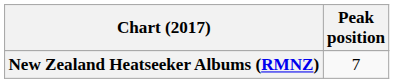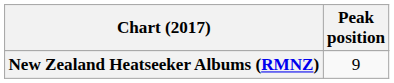(356, 64) 7 -> (356, 64) 9
